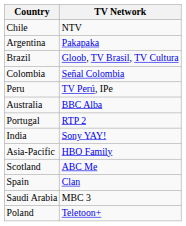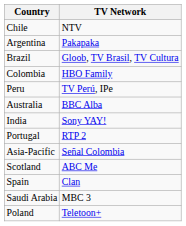(93, 74) Señal Colombia -> (87, 74) HBO Family
rows swapped: (23, 120) <-> (17, 136)
(87, 151) HBO Family -> (93, 151) Señal Colombia
